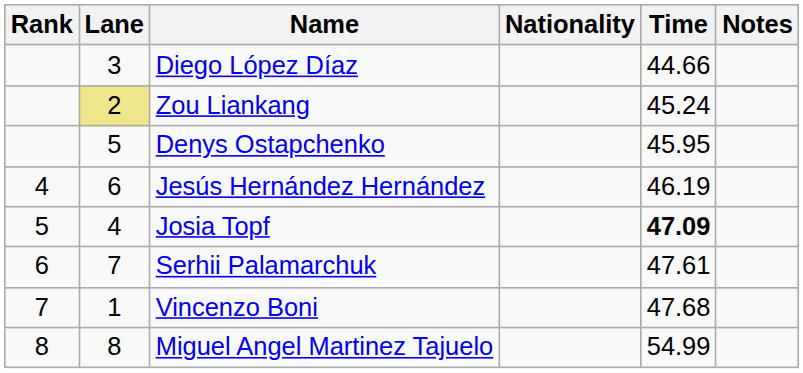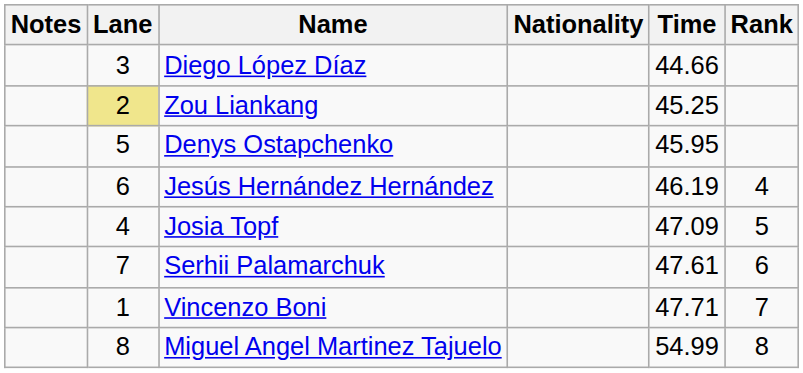columns swapped: (42, 24) <-> (757, 24)
(679, 105) 45.24 -> (687, 105) 45.25
(679, 226) bold -> (687, 226) normal
(679, 307) 47.68 -> (687, 307) 47.71
